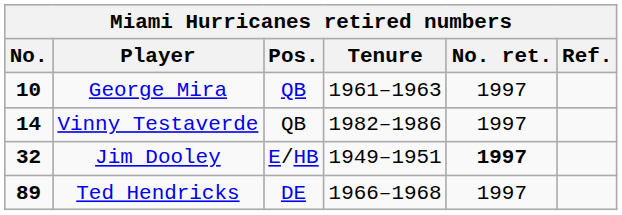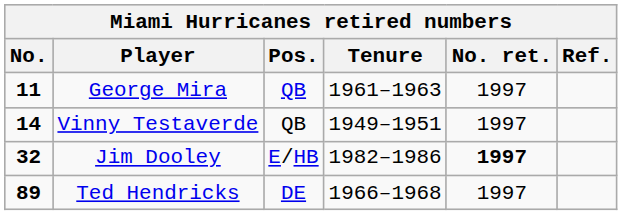(29, 90) 10 -> (29, 90) 11
(385, 124) 1982–1986 -> (385, 124) 1949–1951
(385, 158) 1949–1951 -> (385, 158) 1982–1986
